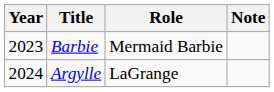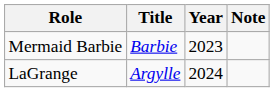columns swapped: (26, 18) <-> (166, 18)
